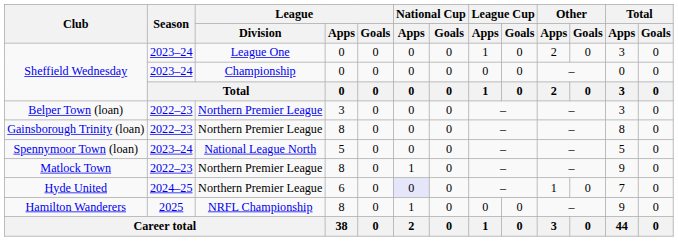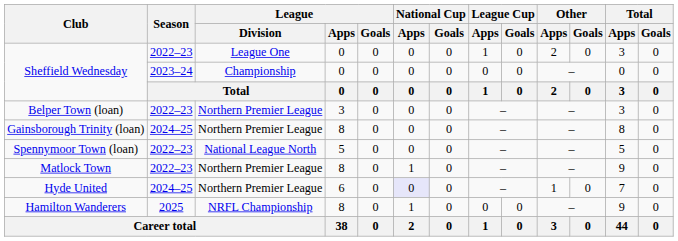(171, 52) 2023–24 -> (171, 52) 2022–23
(171, 129) 2022–23 -> (171, 129) 2024–25
(171, 149) 2023–24 -> (171, 149) 2022–23
